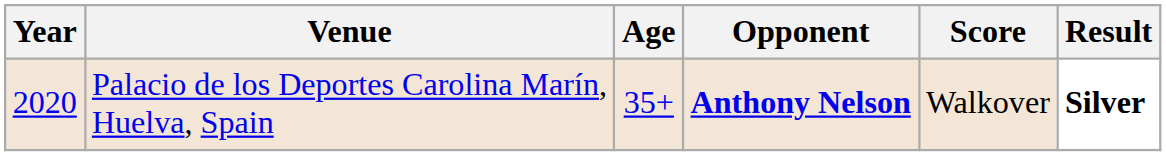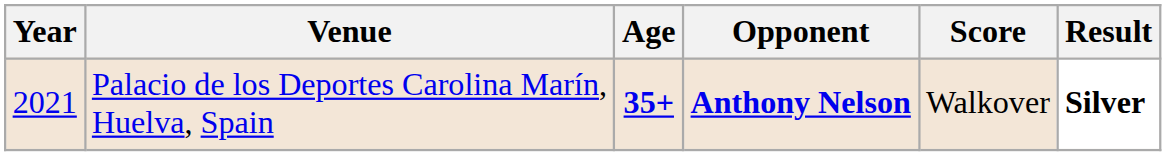(45, 103) 2020 -> (45, 103) 2021
(649, 103) normal -> (649, 103) bold
